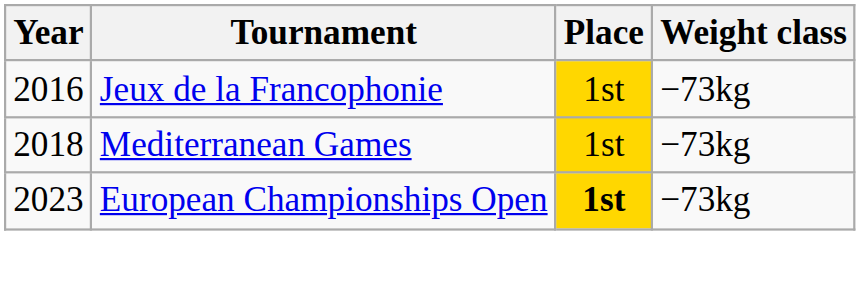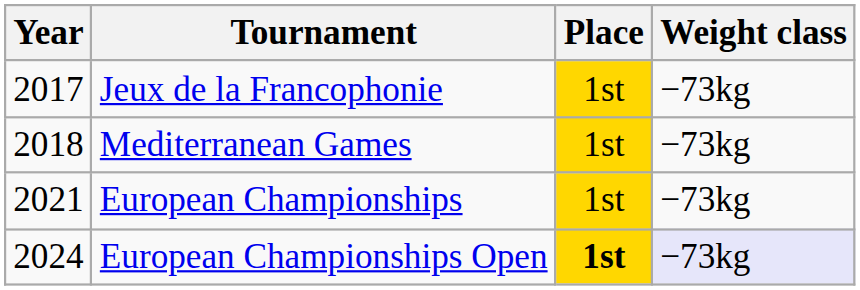(48, 88) 2016 -> (48, 88) 2017
+ row: (281, 199)
(48, 199) 2023 -> (48, 255) 2024
(705, 199) no background -> (705, 255) lavender background
